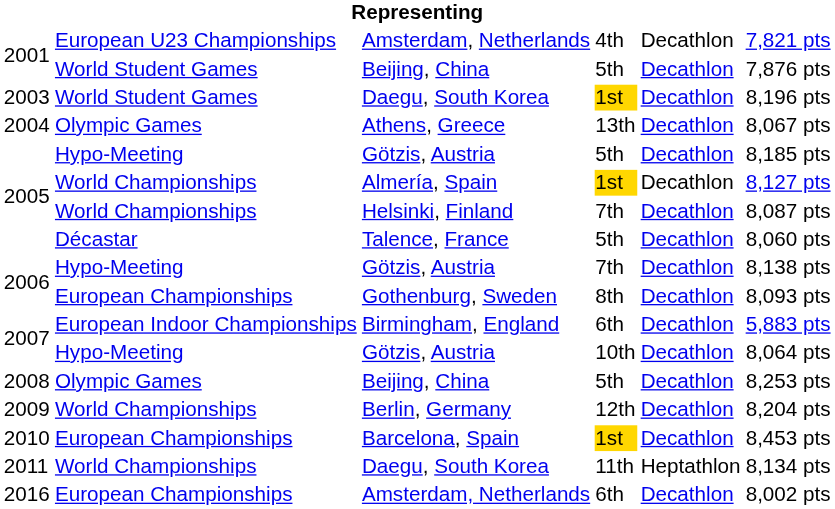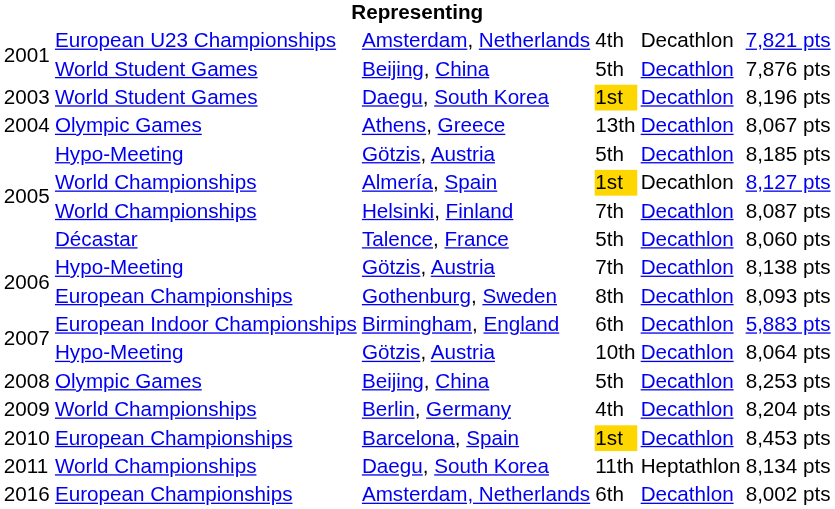(615, 409) 12th -> (610, 409) 4th
